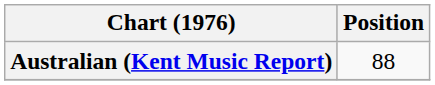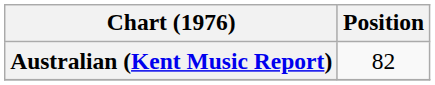(384, 60) 88 -> (384, 60) 82
